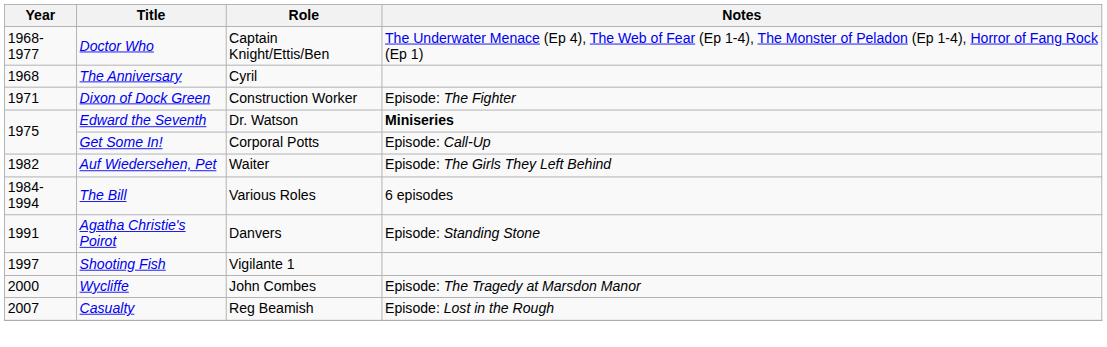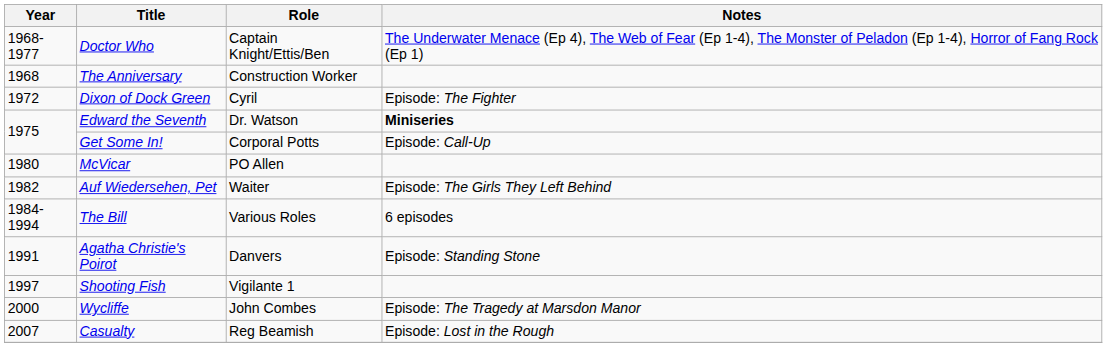(243, 76) Cyril -> (293, 76) Construction Worker
(23, 98) 1971 -> (23, 98) 1972
(293, 98) Construction Worker -> (243, 98) Cyril
+ row: (105, 165)
